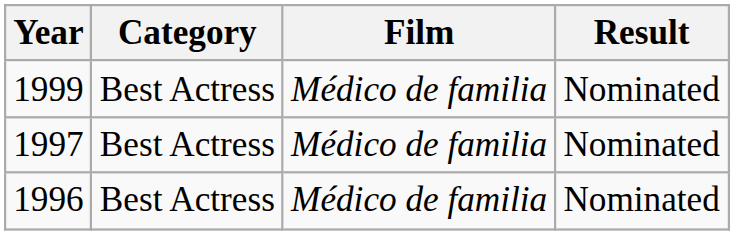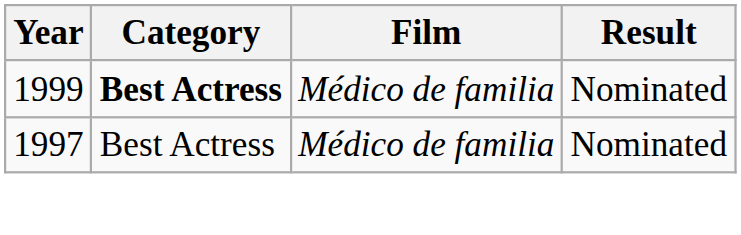(187, 88) normal -> (191, 88) bold
- row: (48, 199)
